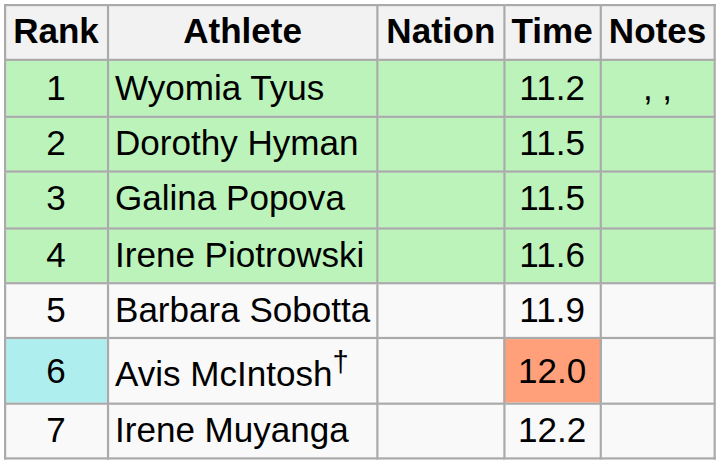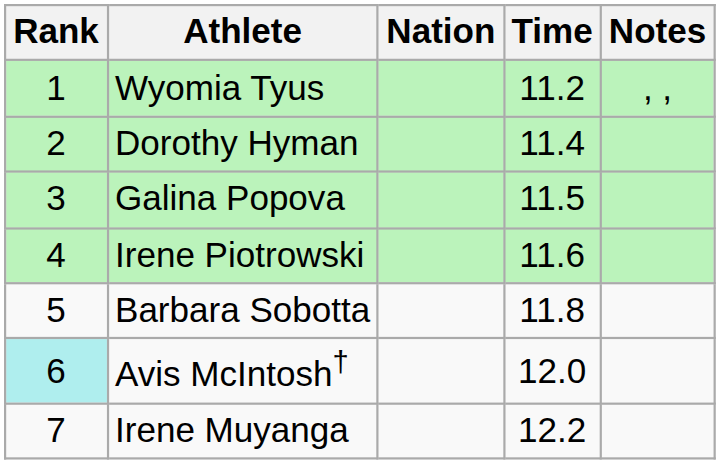(552, 143) 11.5 -> (552, 143) 11.4
(552, 310) 11.9 -> (552, 310) 11.8
(552, 370) lightsalmon background -> (552, 370) no background
